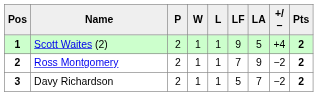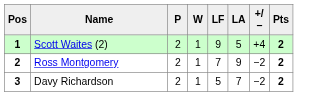- column: (218, 19)
